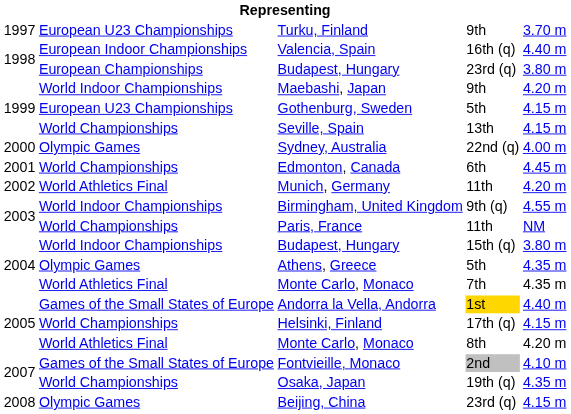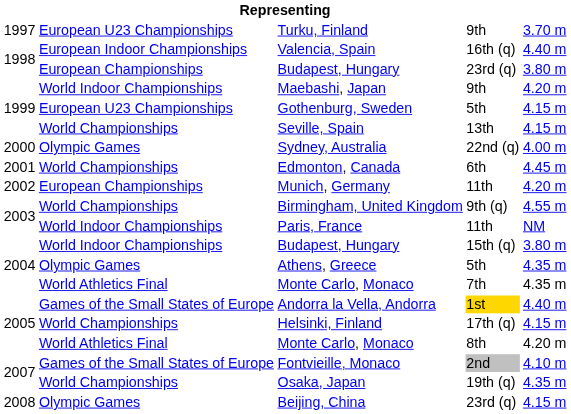(103, 186) World Athletics Final -> (121, 186) European Championships
(131, 206) World Indoor Championships -> (108, 206) World Championships
(108, 226) World Championships -> (131, 226) World Indoor Championships
